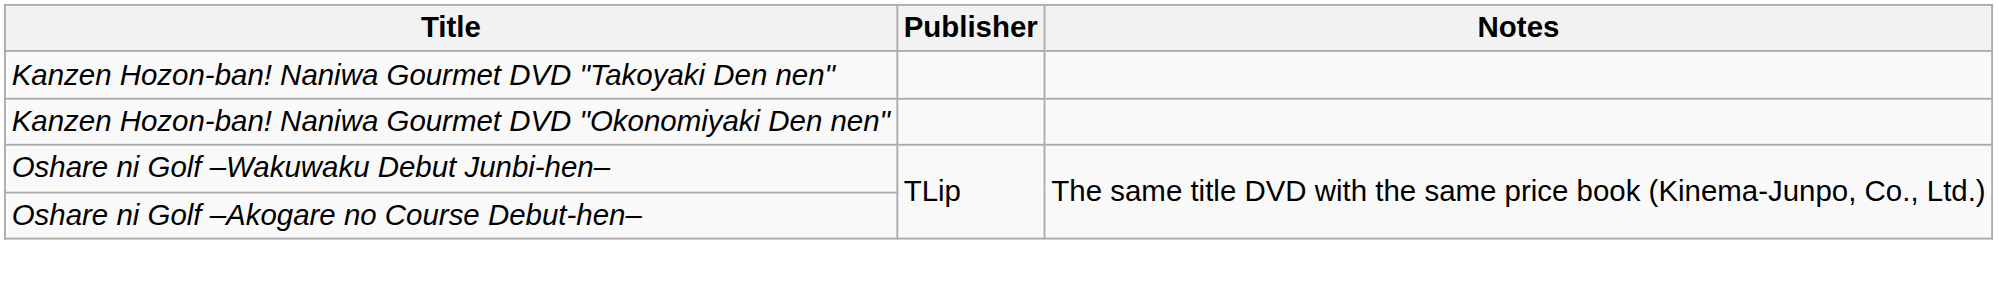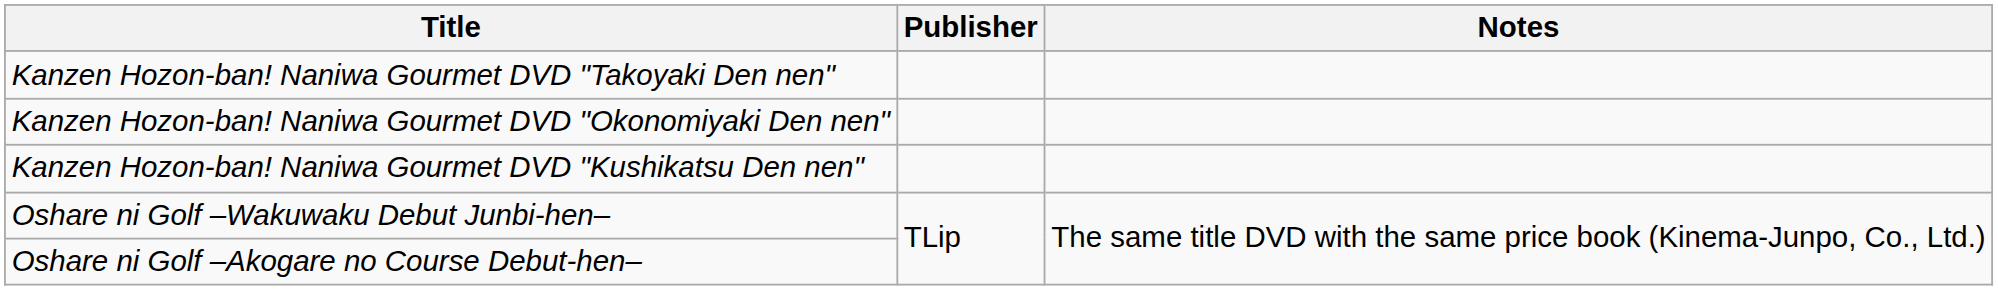+ row: (438, 167)
